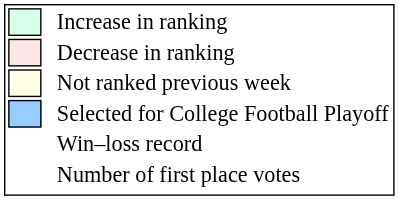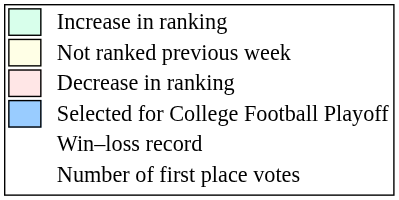rows swapped: (146, 52) <-> (174, 83)
